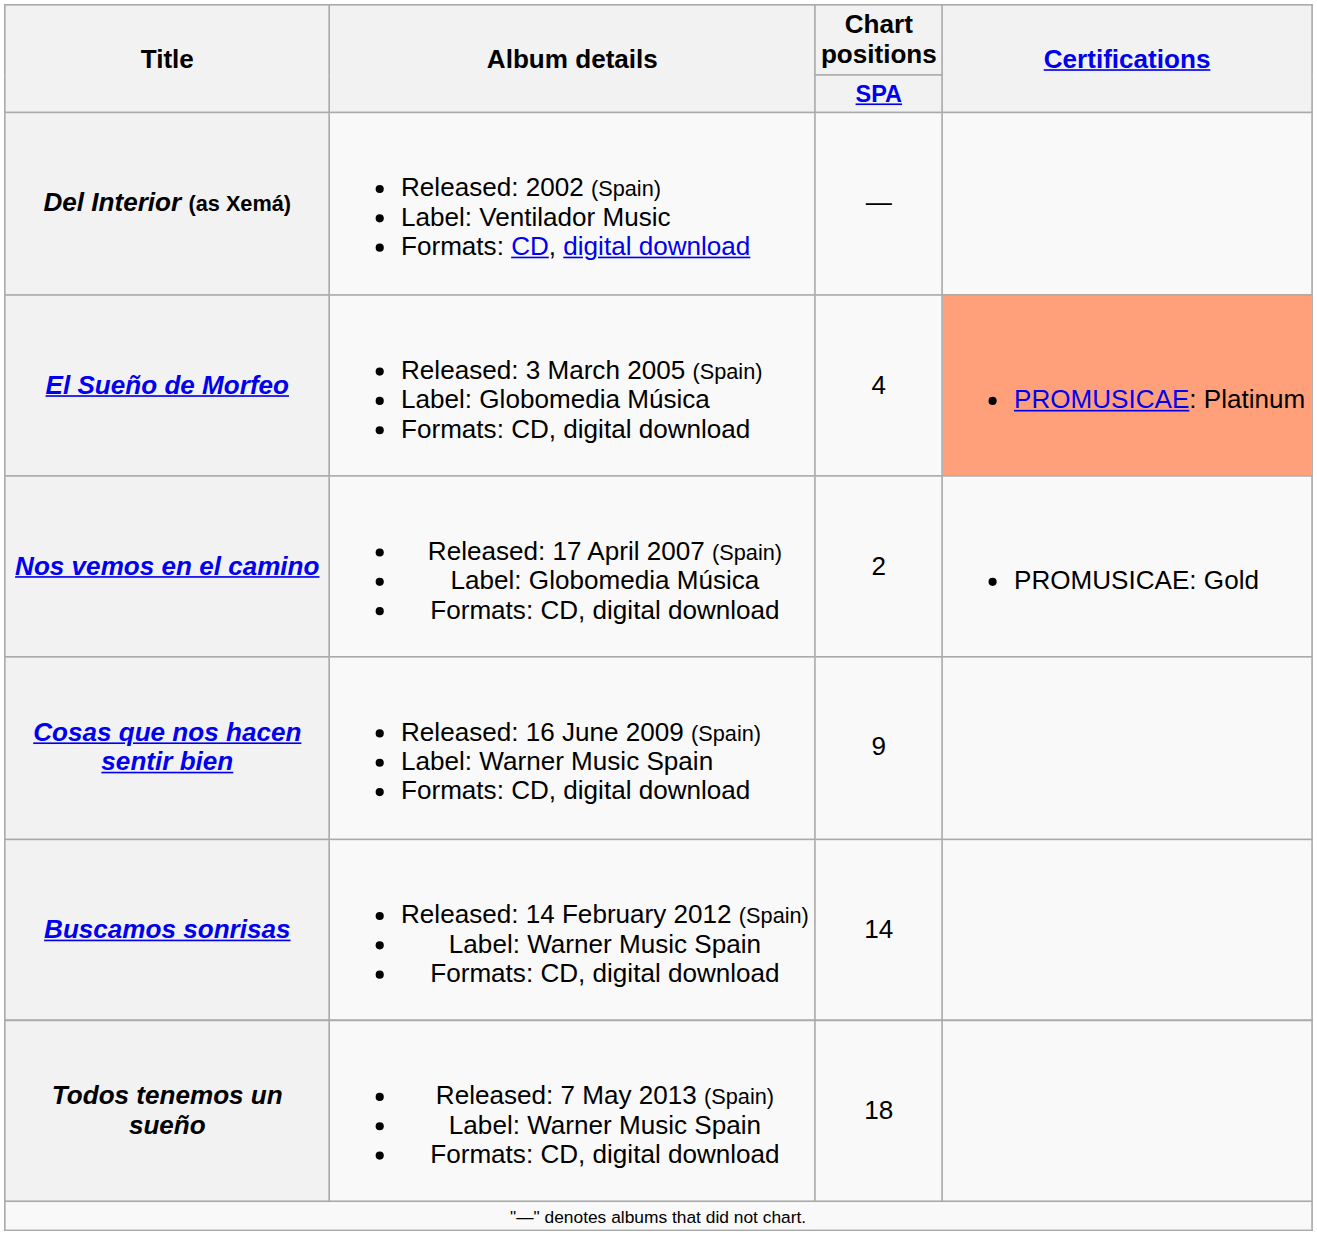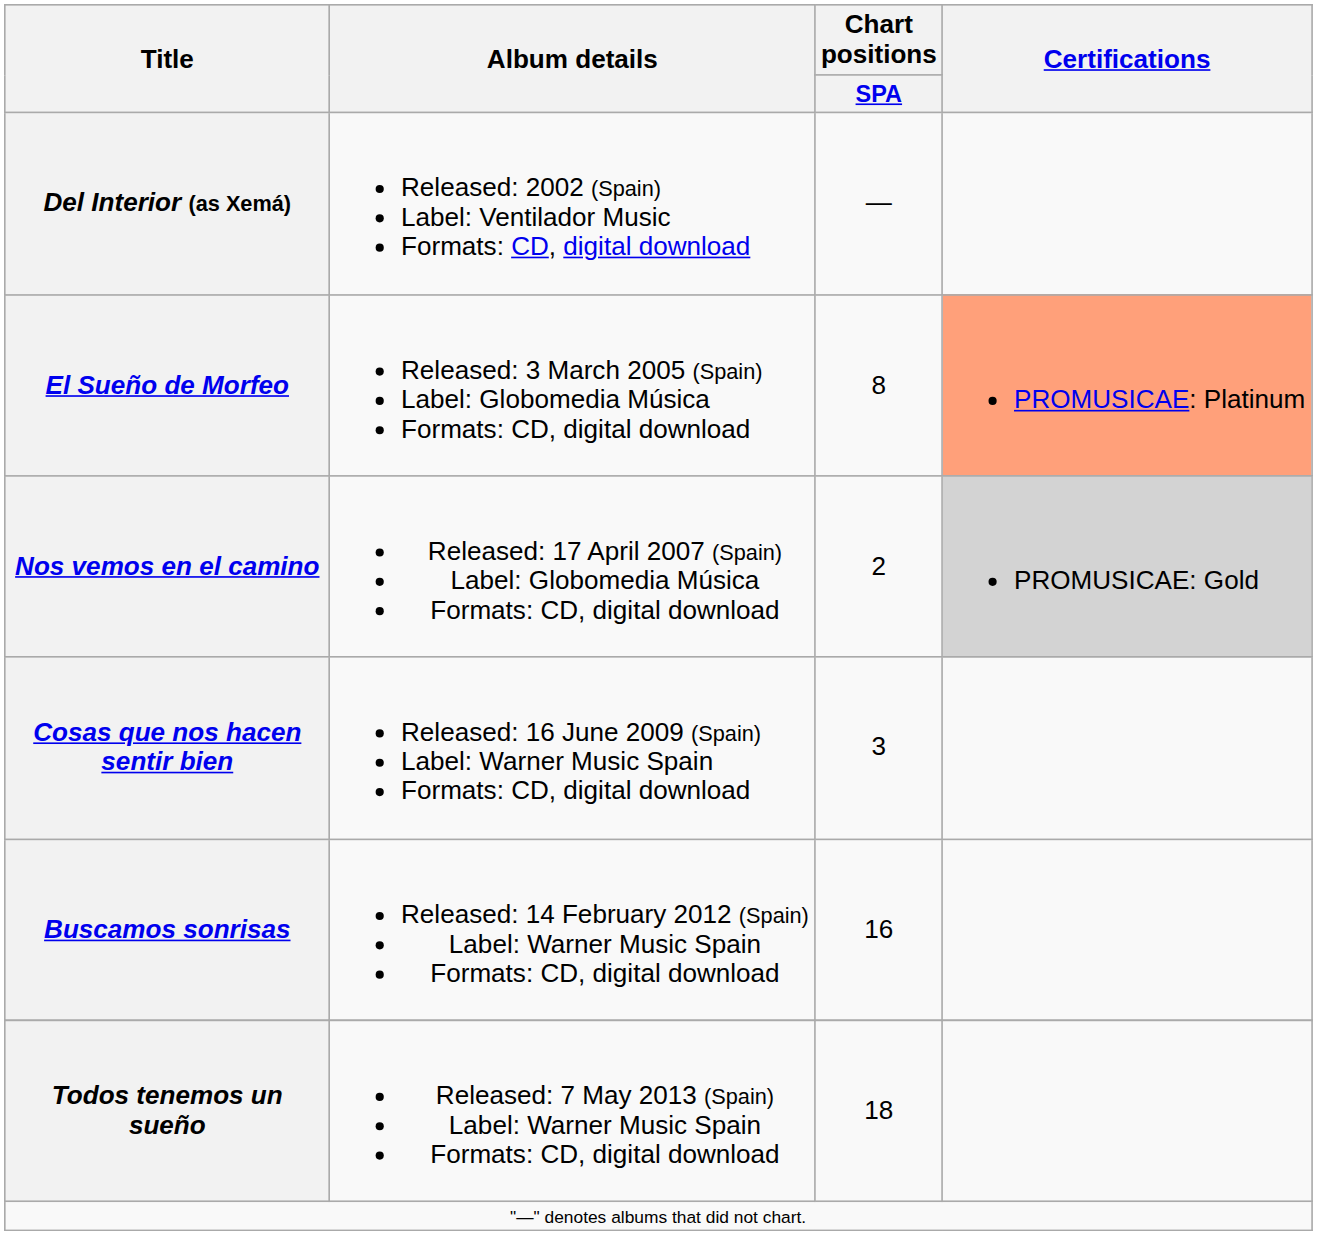(879, 384) 4 -> (879, 384) 8
(1127, 581) no background -> (1127, 581) lightgrey background
(879, 747) 9 -> (879, 747) 3
(879, 929) 14 -> (879, 929) 16
